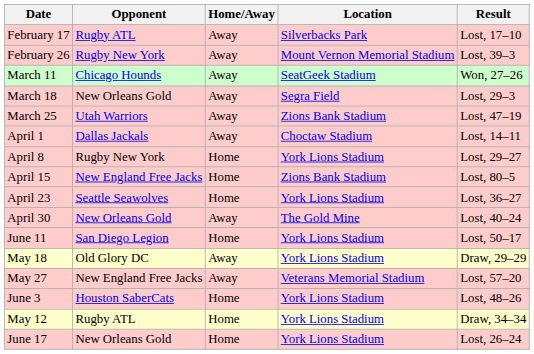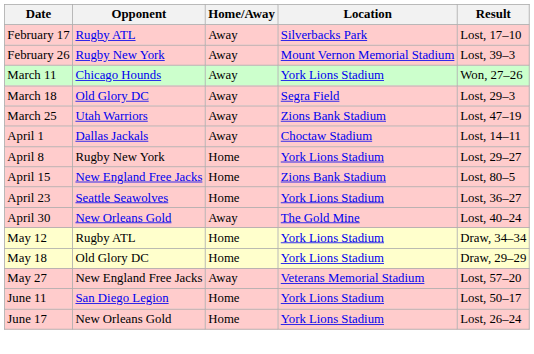(328, 75) SeatGeek Stadium -> (332, 75) York Lions Stadium
(123, 95) New Orleans Gold -> (112, 95) Old Glory DC
rows swapped: (27, 319) <-> (27, 237)
(223, 258) Away -> (224, 258) Home
- row: (24, 298)
